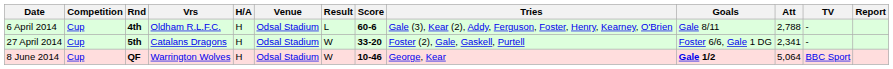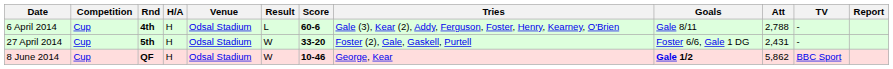- column: (191, 11)
(789, 41) 2,341 -> (777, 41) 2,431
(789, 56) 5,064 -> (777, 56) 5,862
